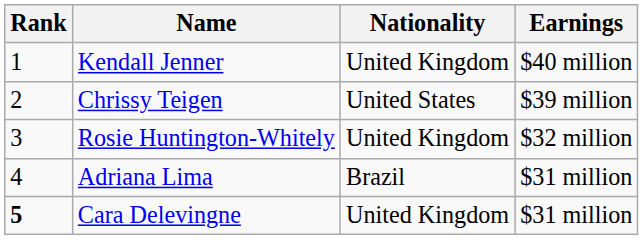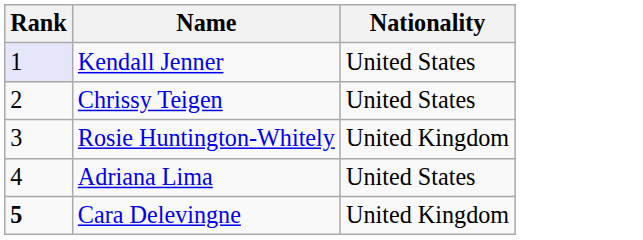- column: (576, 23)
(16, 61) no background -> (16, 61) lavender background
(428, 61) United Kingdom -> (411, 61) United States
(376, 176) Brazil -> (411, 176) United States
